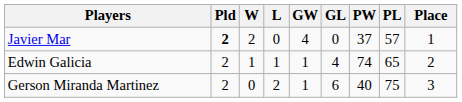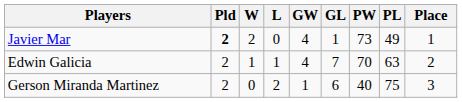(335, 39) 0 -> (335, 39) 1
(364, 39) 37 -> (364, 39) 73
(392, 39) 57 -> (392, 39) 49
(305, 62) 1 -> (305, 62) 4
(335, 62) 4 -> (335, 62) 7
(364, 62) 74 -> (364, 62) 70
(392, 62) 65 -> (392, 62) 63
